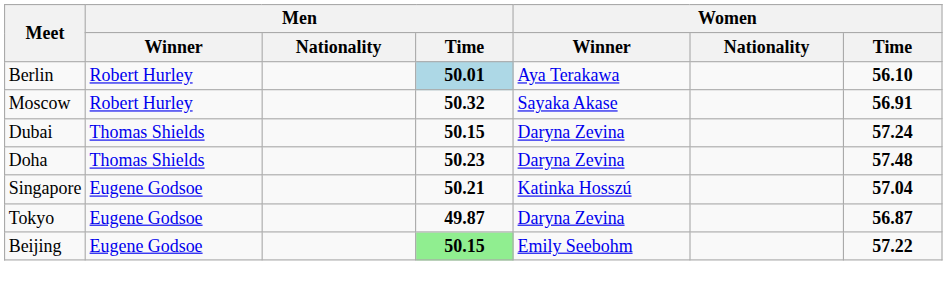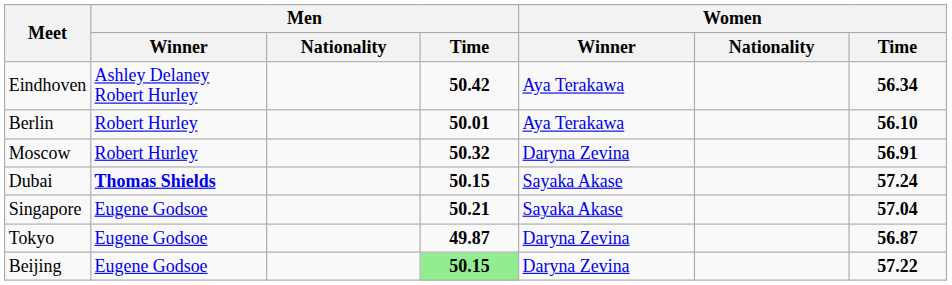+ row: (48, 85)
(465, 75) lightblue background -> (470, 124) no background
(568, 103) Sayaka Akase -> (576, 152) Daryna Zevina
(147, 132) normal -> (155, 180) bold
(571, 132) Daryna Zevina -> (573, 180) Sayaka Akase
- row: (28, 160)
(575, 189) Katinka Hosszú -> (573, 209) Sayaka Akase
(575, 246) Emily Seebohm -> (576, 266) Daryna Zevina
